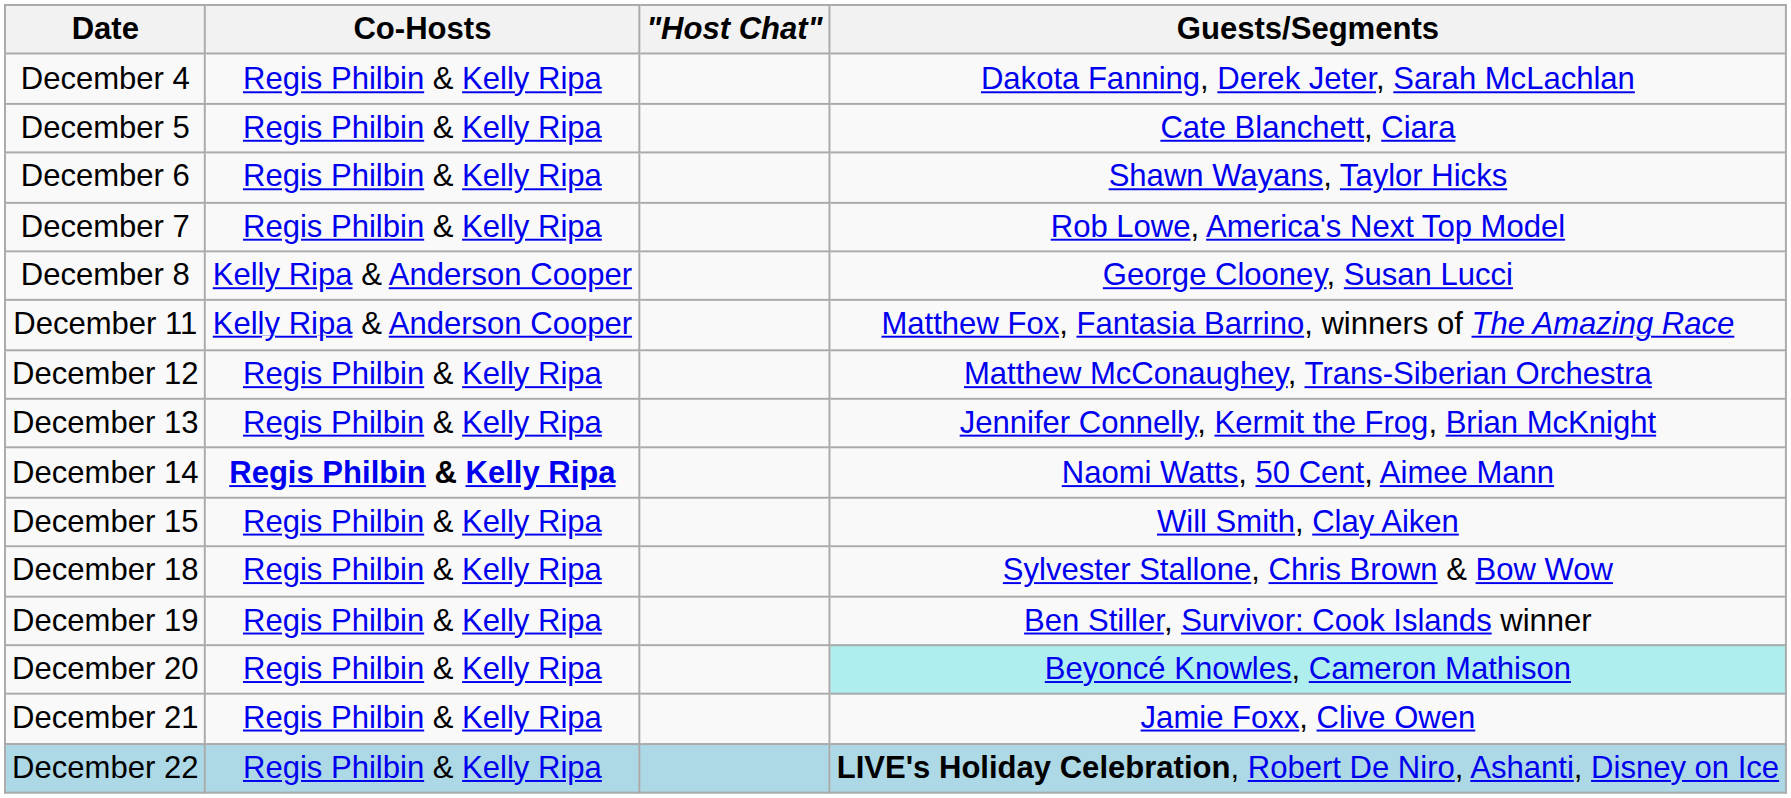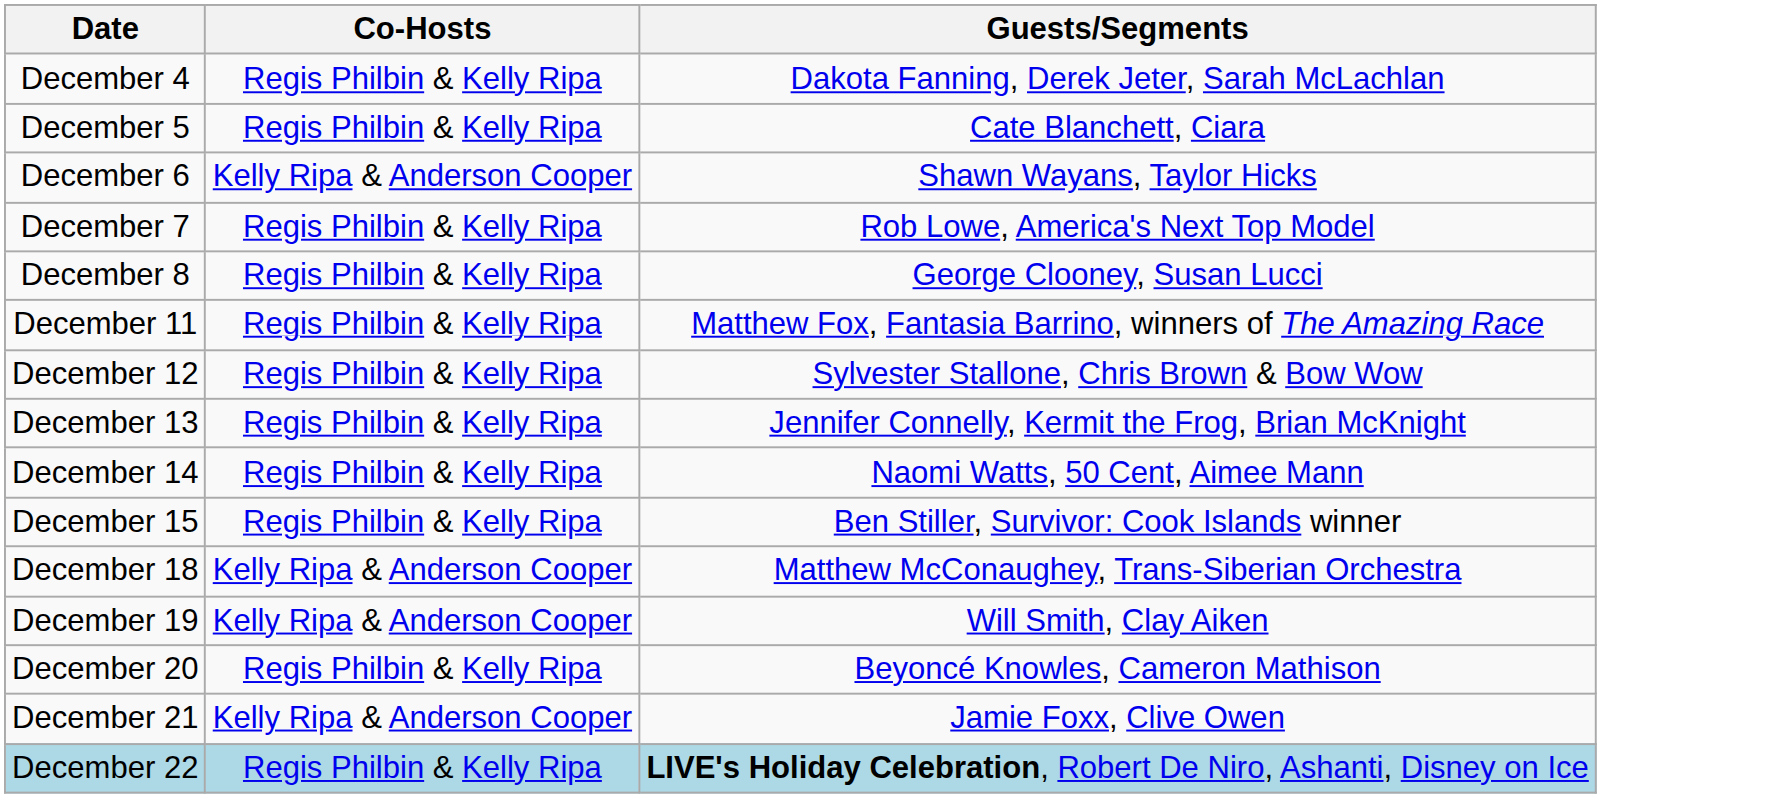- column: (734, 29)
(422, 176) Regis Philbin & Kelly Ripa -> (422, 176) Kelly Ripa & Anderson Cooper
(422, 275) Kelly Ripa & Anderson Cooper -> (422, 275) Regis Philbin & Kelly Ripa
(422, 324) Kelly Ripa & Anderson Cooper -> (422, 324) Regis Philbin & Kelly Ripa
(1308, 373) Matthew McConaughey, Trans-Siberian Orchestra -> (1118, 373) Sylvester Stallone, Chris Brown & Bow Wow
(422, 472) bold -> (422, 472) normal
(1308, 521) Will Smith, Clay Aiken -> (1118, 521) Ben Stiller, Survivor: Cook Islands winner
(422, 570) Regis Philbin & Kelly Ripa -> (422, 570) Kelly Ripa & Anderson Cooper
(1308, 570) Sylvester Stallone, Chris Brown & Bow Wow -> (1118, 570) Matthew McConaughey, Trans-Siberian Orchestra
(422, 619) Regis Philbin & Kelly Ripa -> (422, 619) Kelly Ripa & Anderson Cooper
(1308, 619) Ben Stiller, Survivor: Cook Islands winner -> (1118, 619) Will Smith, Clay Aiken
(1308, 669) paleturquoise background -> (1118, 669) no background
(422, 718) Regis Philbin & Kelly Ripa -> (422, 718) Kelly Ripa & Anderson Cooper
